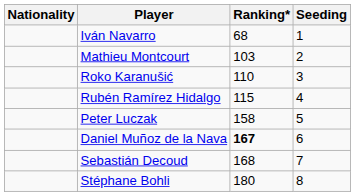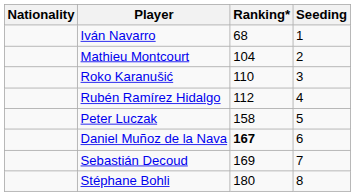(244, 56) 103 -> (244, 56) 104
(244, 98) 115 -> (244, 98) 112
(244, 160) 168 -> (244, 160) 169
